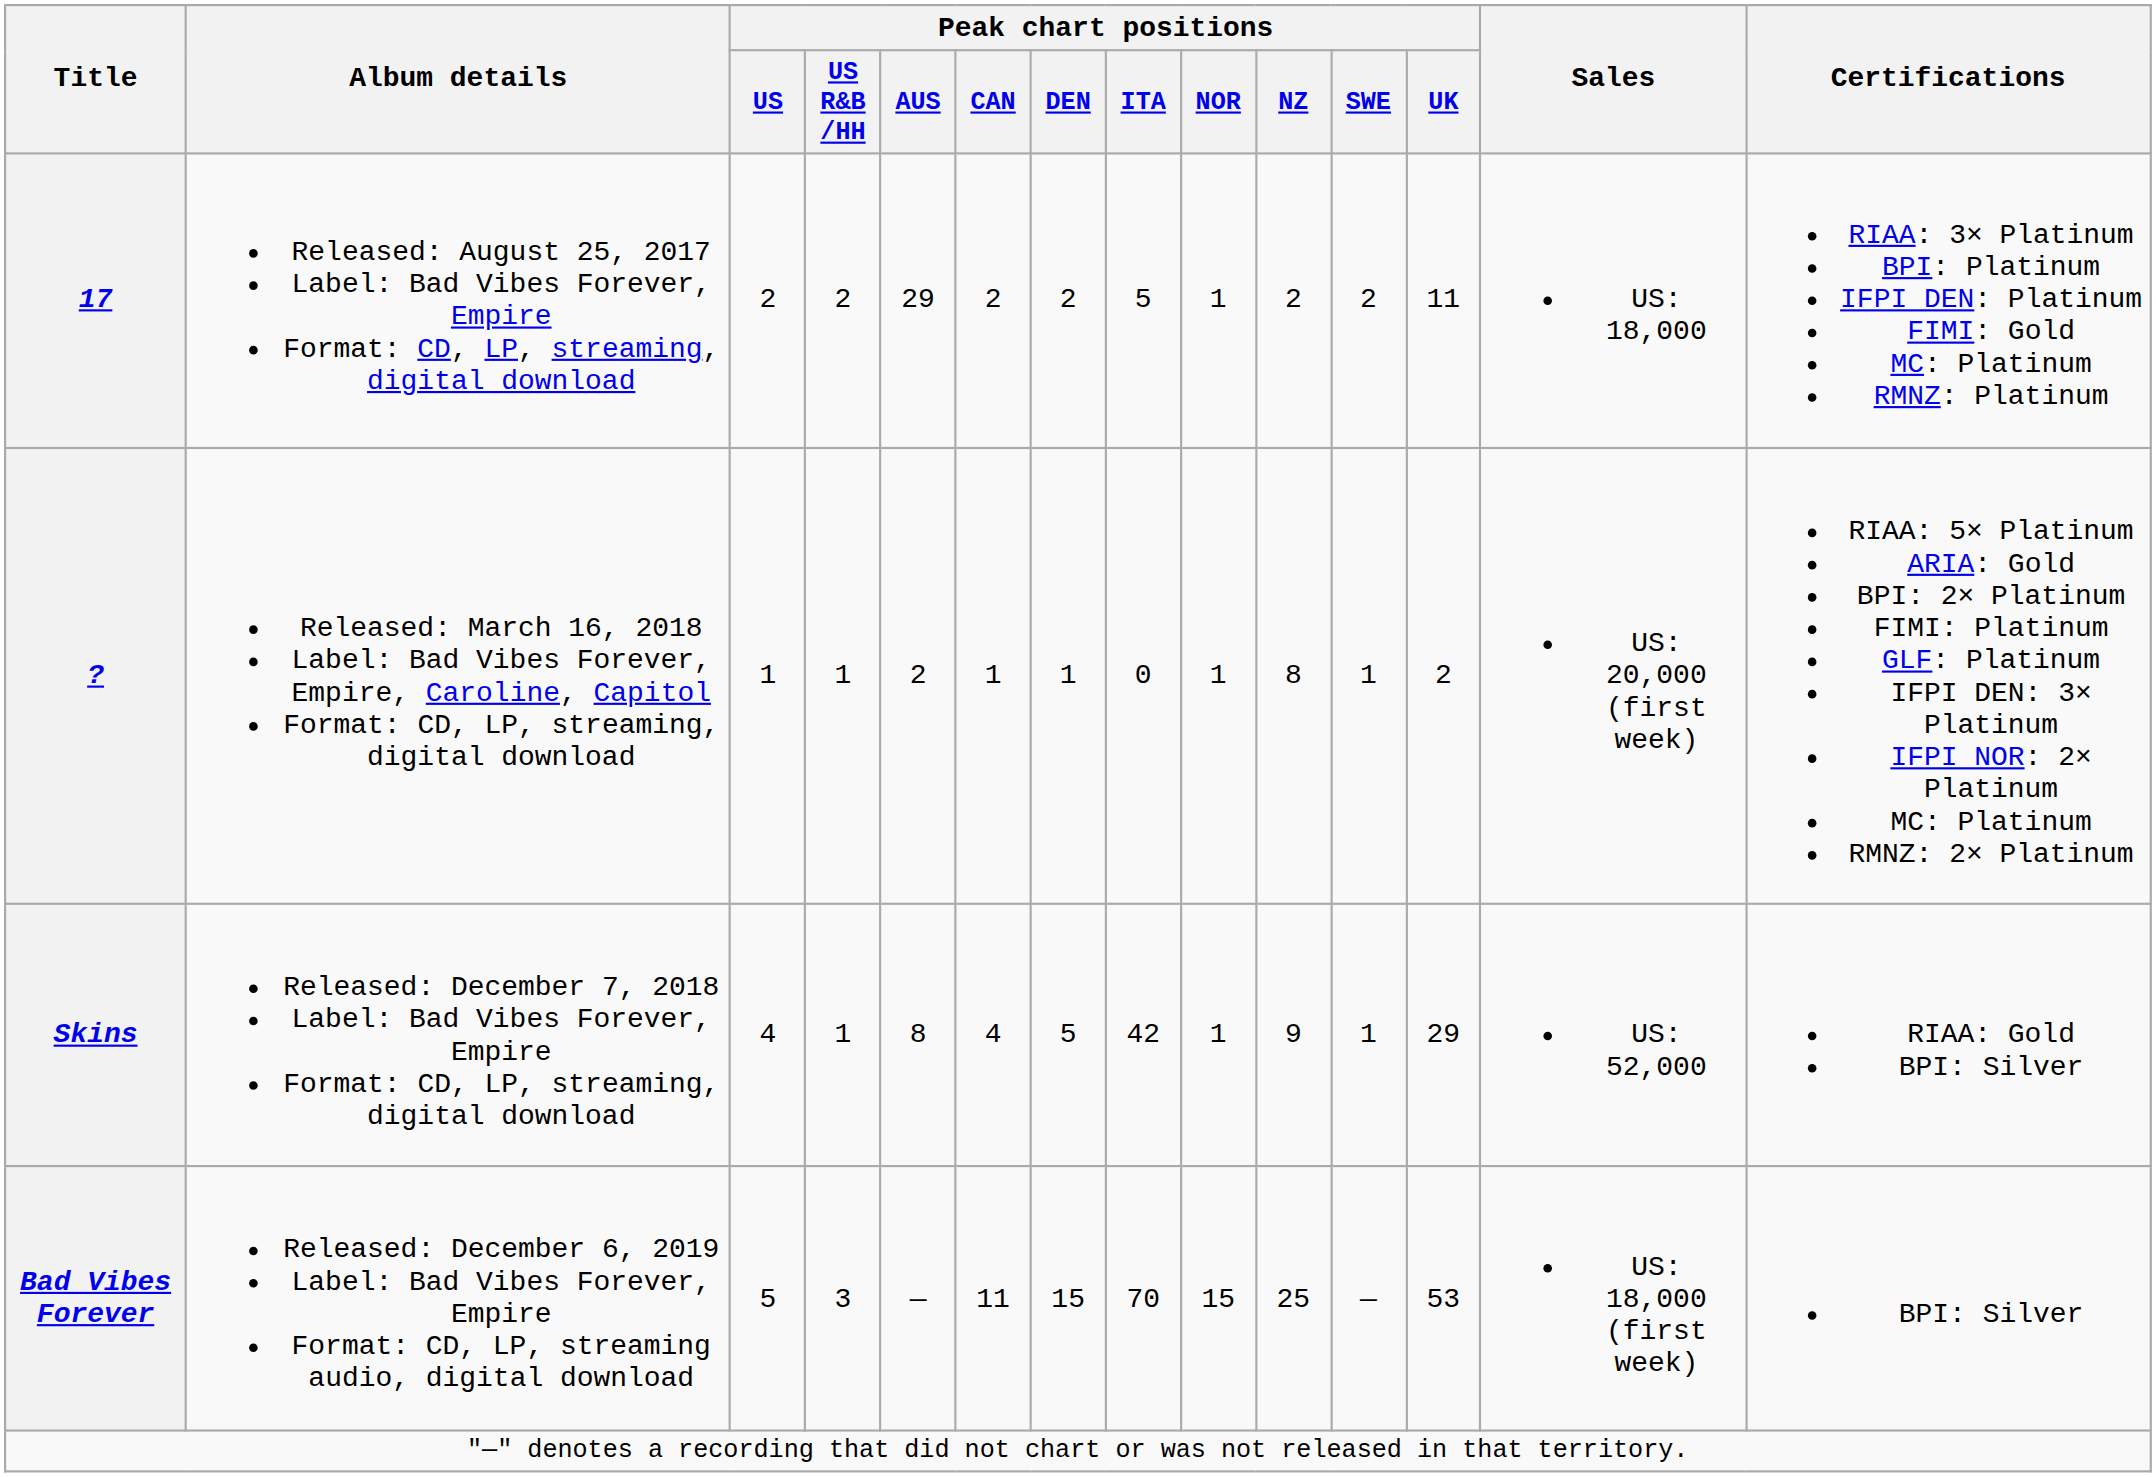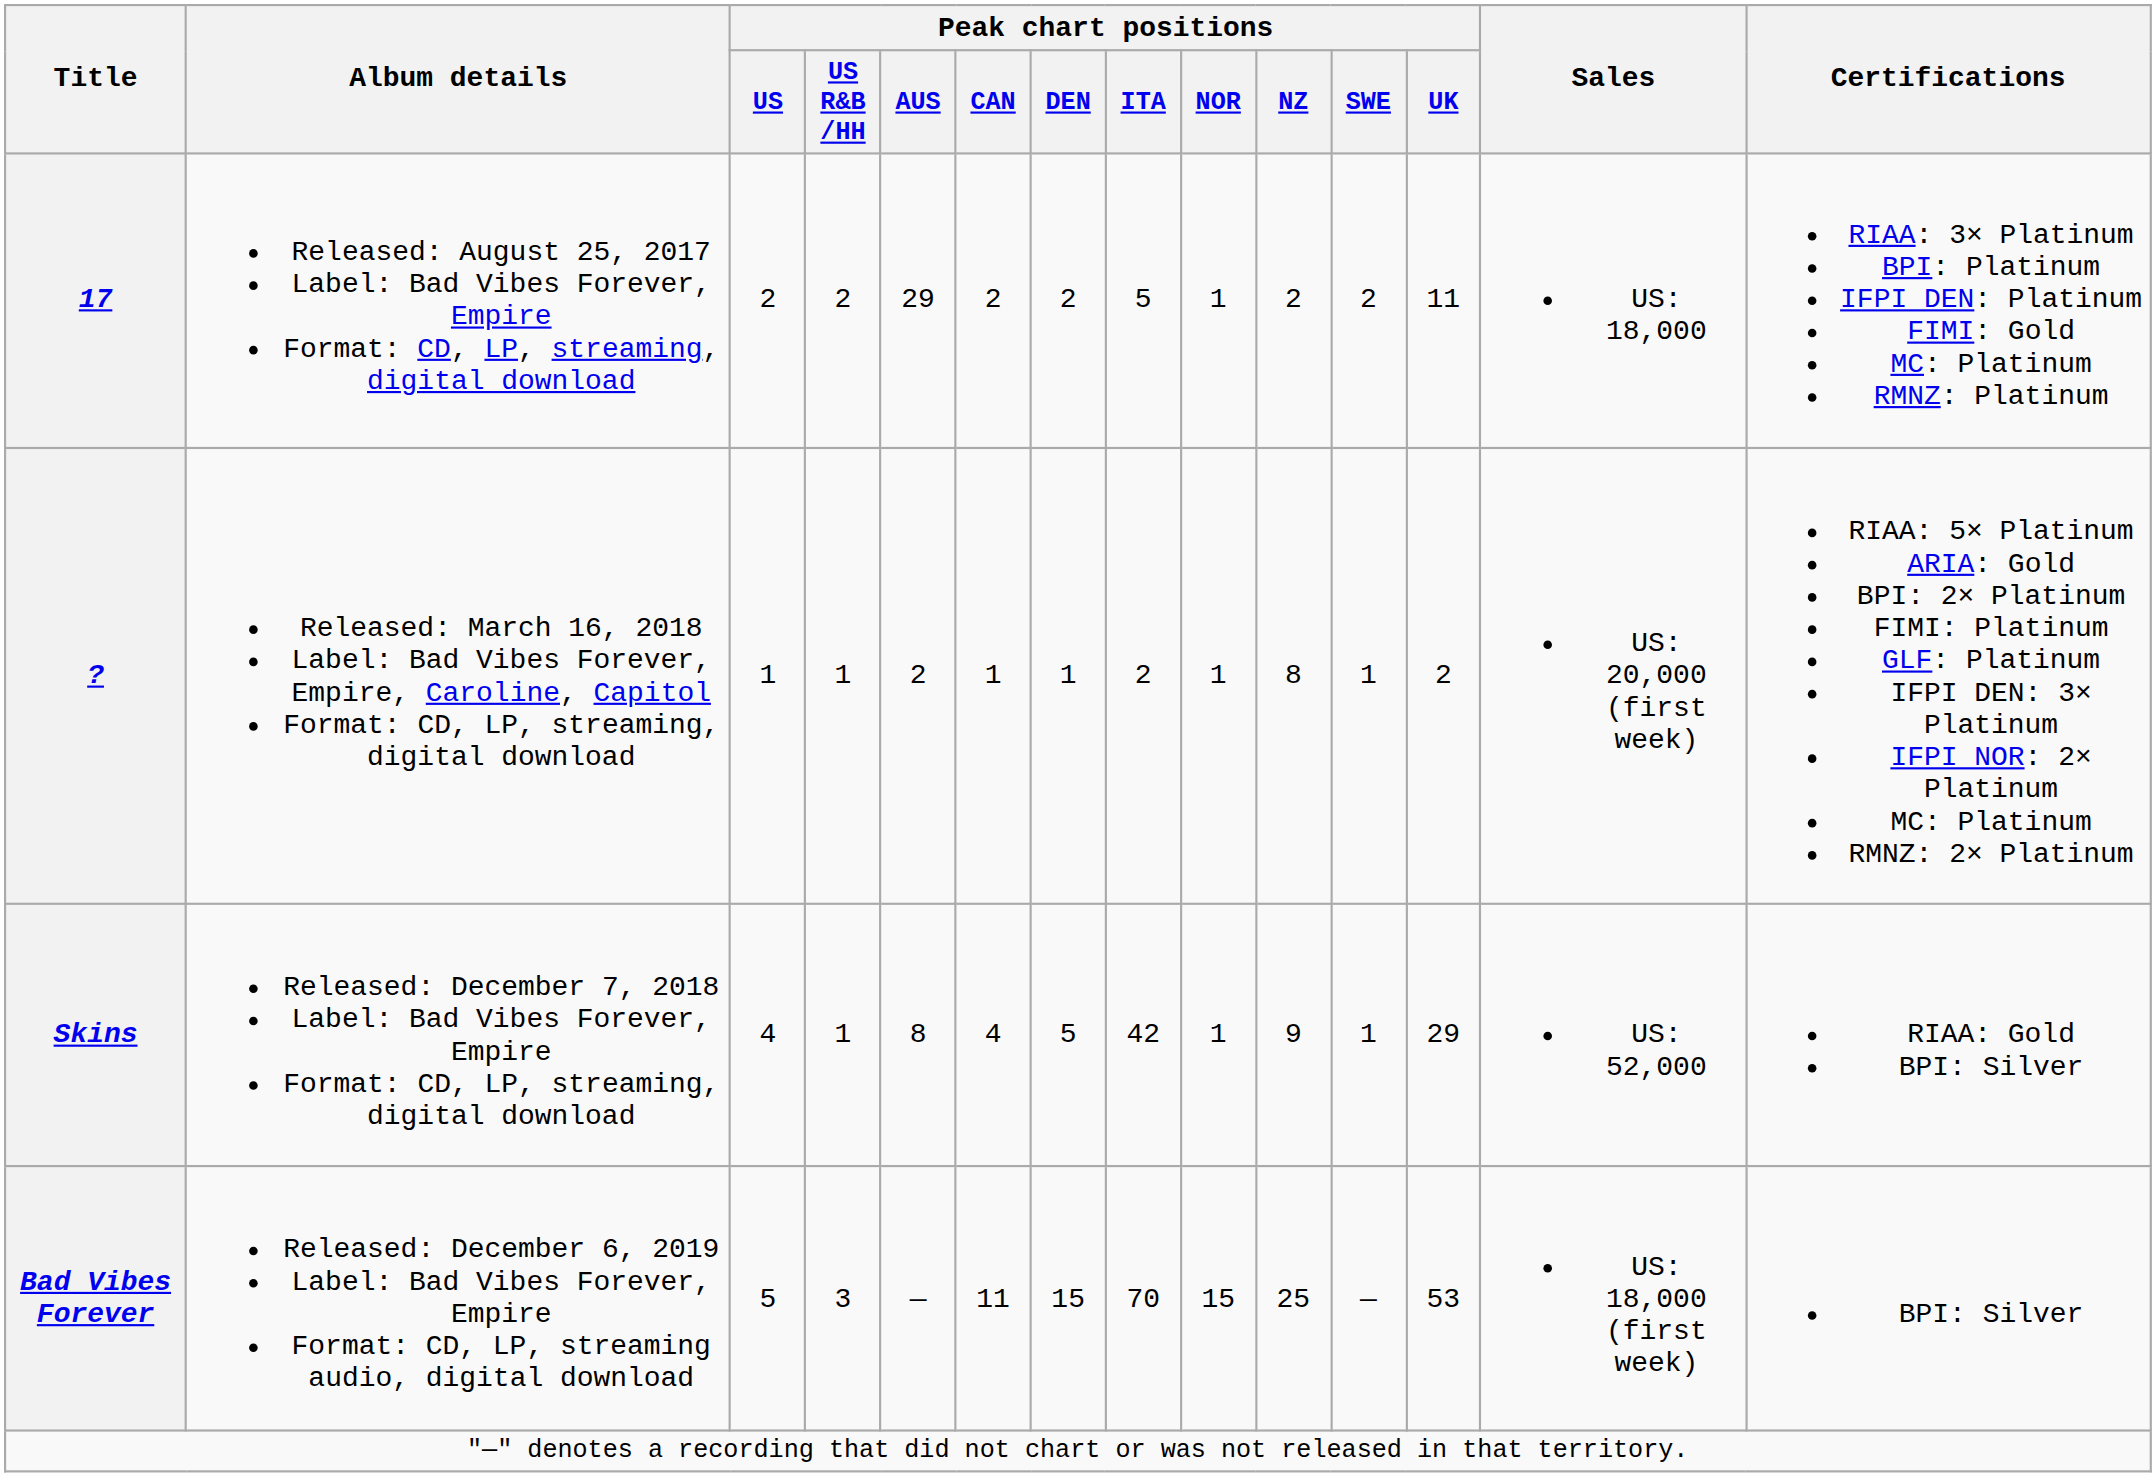(1143, 676) 0 -> (1143, 676) 2
